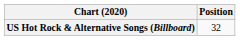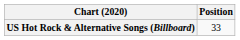(216, 27) 32 -> (216, 27) 33
